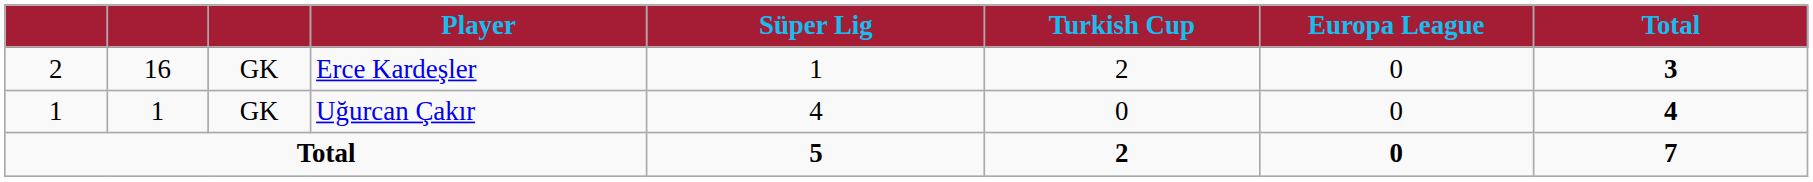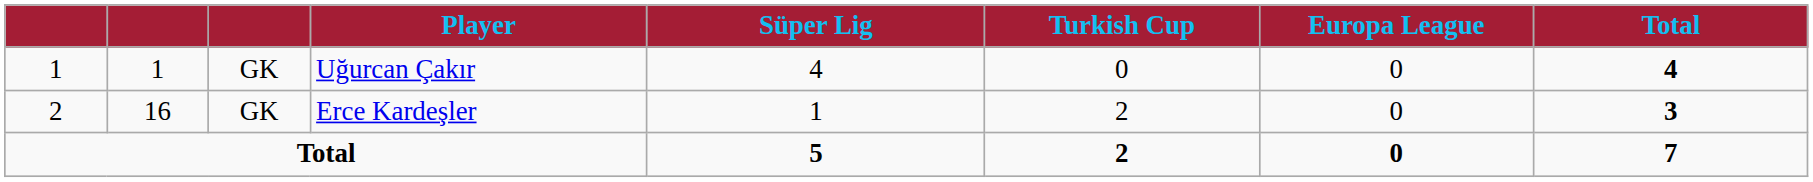rows swapped: (396, 111) <-> (396, 68)
